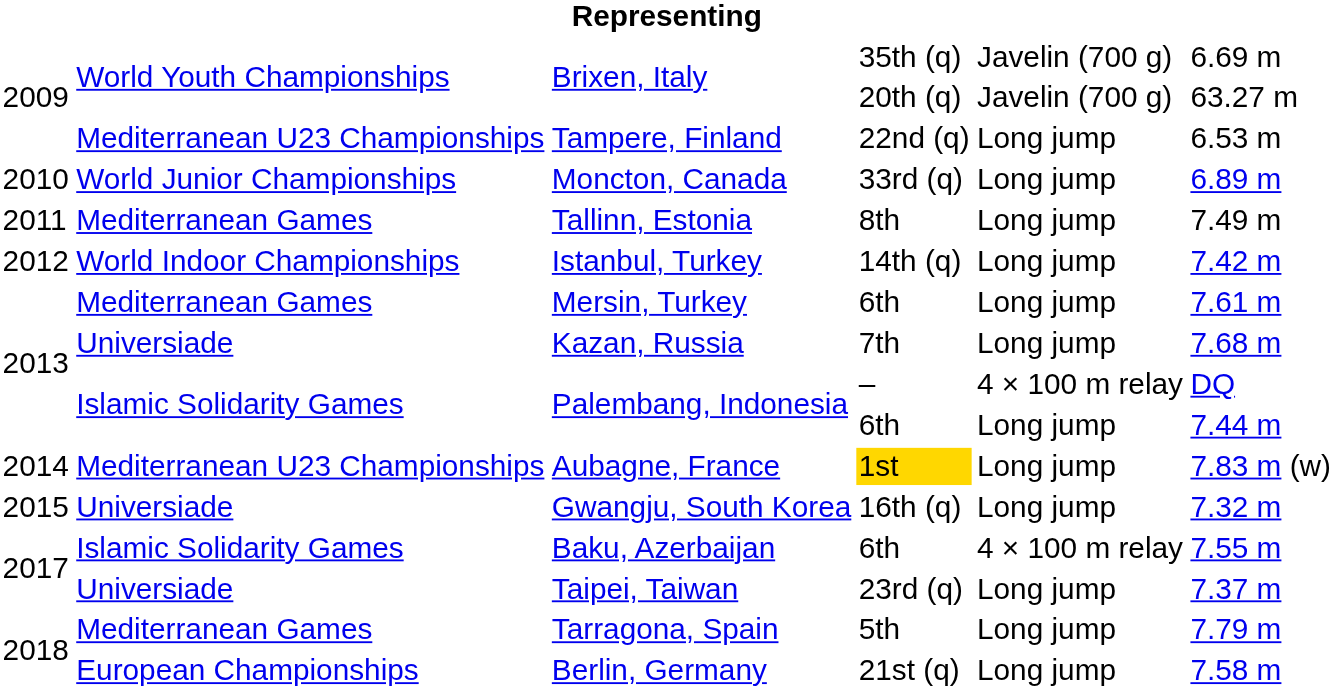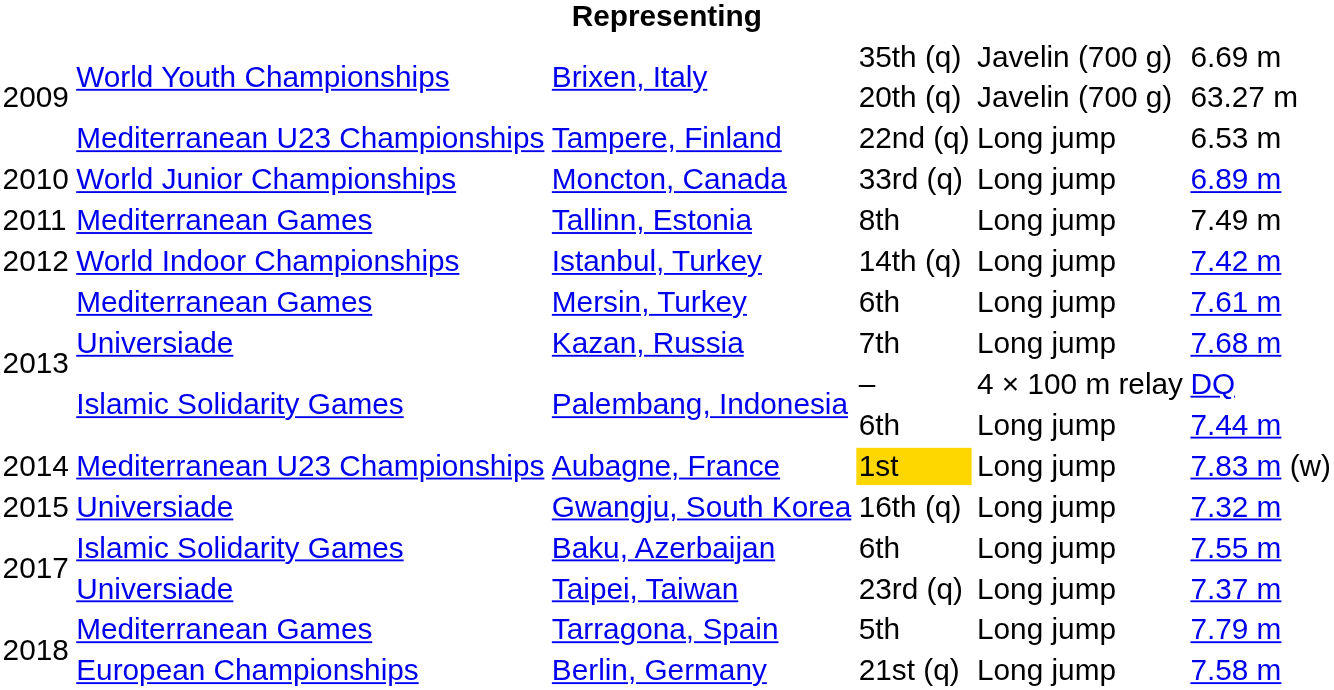(1080, 547) 4 × 100 m relay -> (1047, 547) Long jump
